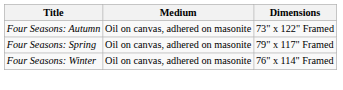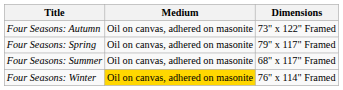+ row: (54, 61)
(178, 61) no background -> (180, 77) gold background
